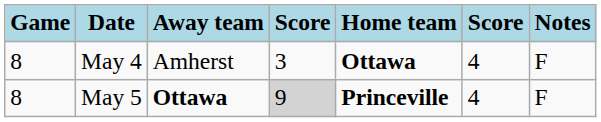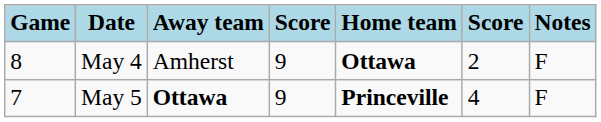(281, 60) 3 -> (281, 60) 9
(474, 60) 4 -> (474, 60) 2
(16, 97) 8 -> (16, 97) 7
(281, 97) lightgrey background -> (281, 97) no background
